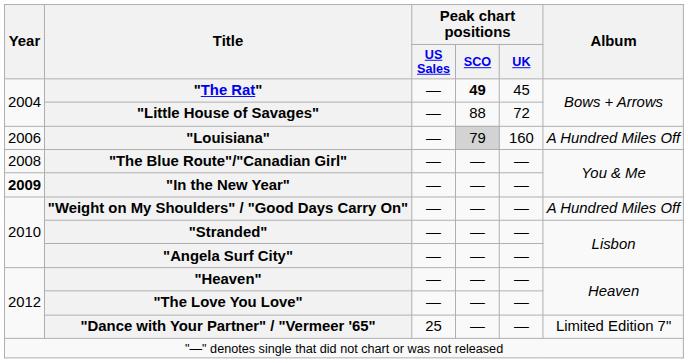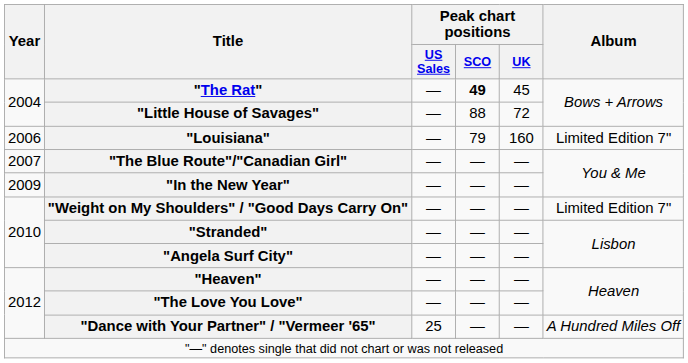(477, 137) lightgrey background -> (477, 137) no background
(614, 137) A Hundred Miles Off -> (614, 137) Limited Edition 7"
(24, 161) 2008 -> (24, 161) 2007
(24, 184) bold -> (24, 184) normal
(614, 208) A Hundred Miles Off -> (614, 208) Limited Edition 7"
(614, 326) Limited Edition 7" -> (614, 326) A Hundred Miles Off
